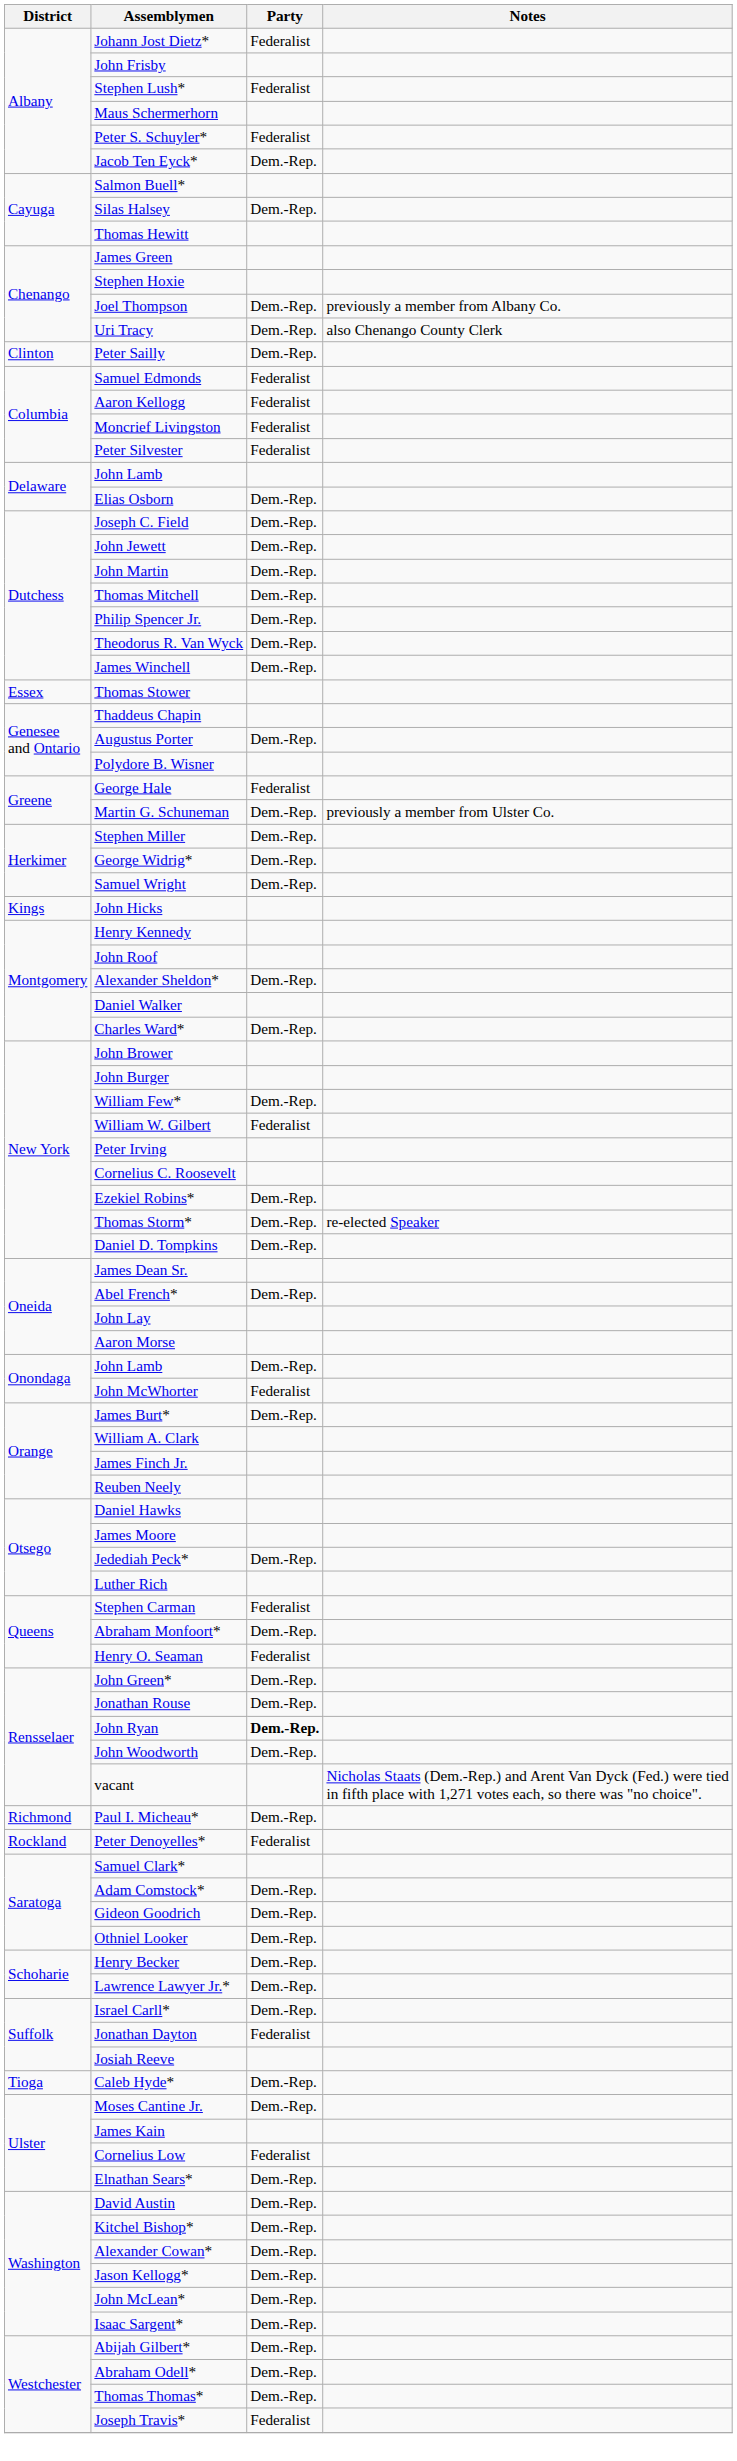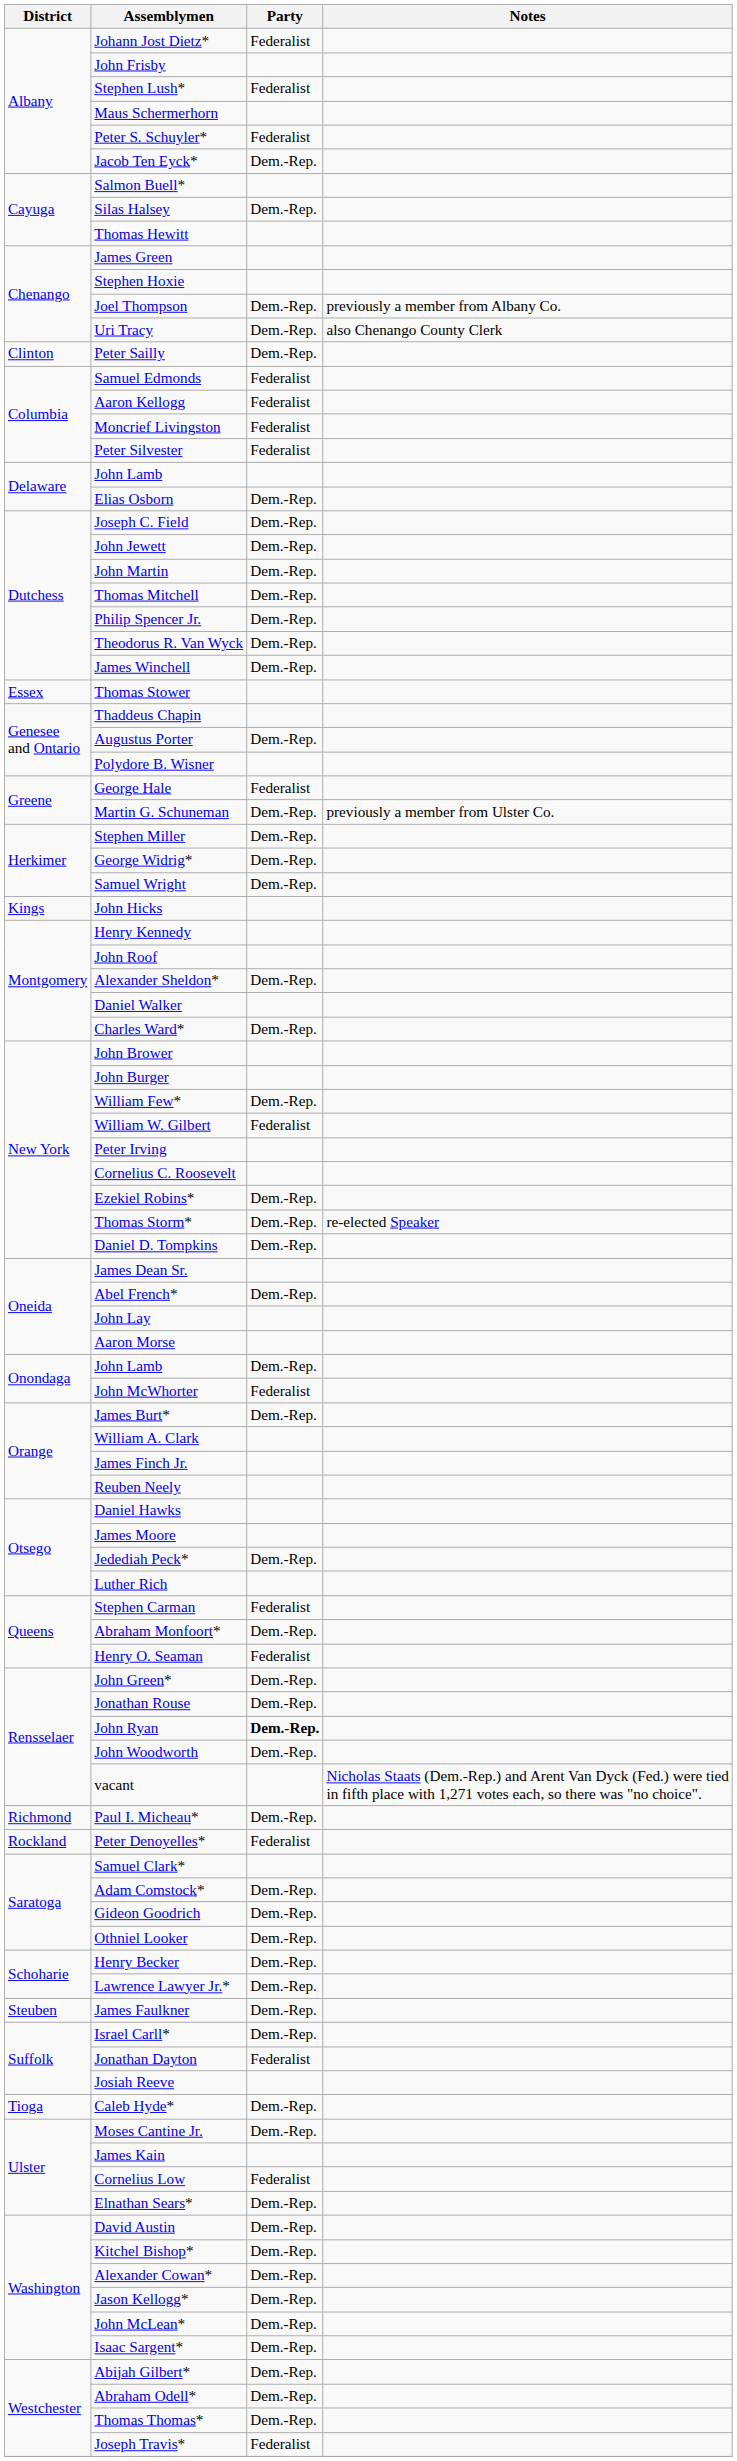+ row: (32, 2010)
